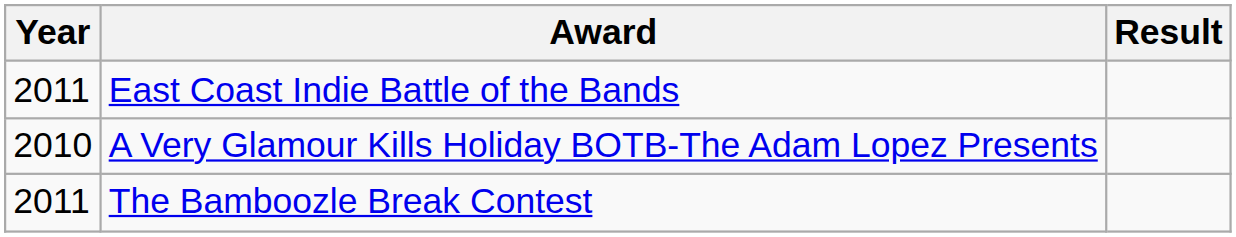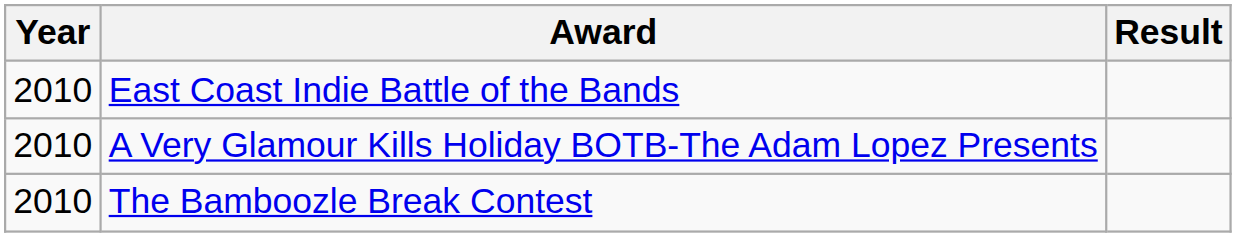(51, 88) 2011 -> (53, 88) 2010
(51, 201) 2011 -> (53, 201) 2010
